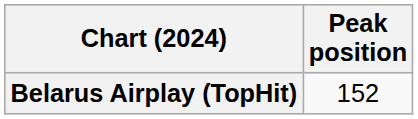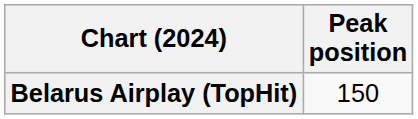(358, 93) 152 -> (358, 93) 150
